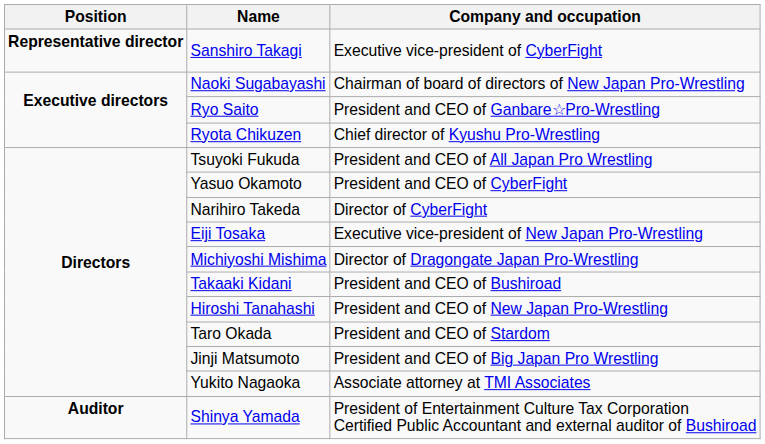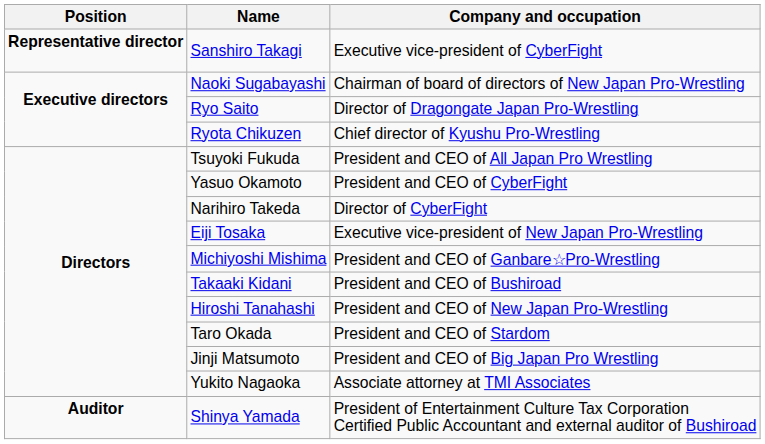(497, 110) President and CEO of Ganbare☆Pro-Wrestling -> (486, 109) Director of Dragongate Japan Pro-Wrestling
(486, 259) Director of Dragongate Japan Pro-Wrestling -> (497, 259) President and CEO of Ganbare☆Pro-Wrestling
